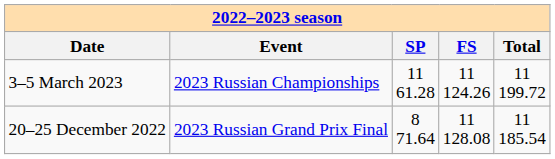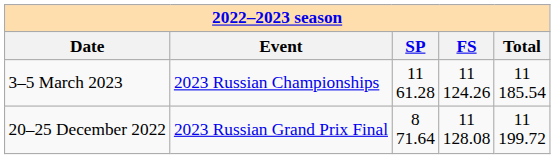(522, 82) 11 199.72 -> (522, 82) 11 185.54
(522, 129) 11 185.54 -> (522, 129) 11 199.72
